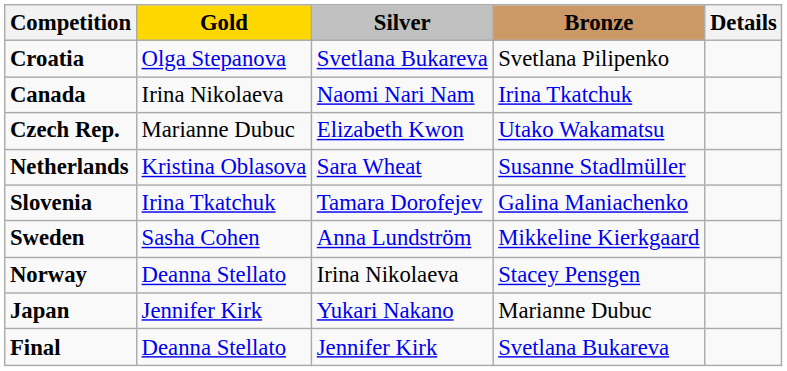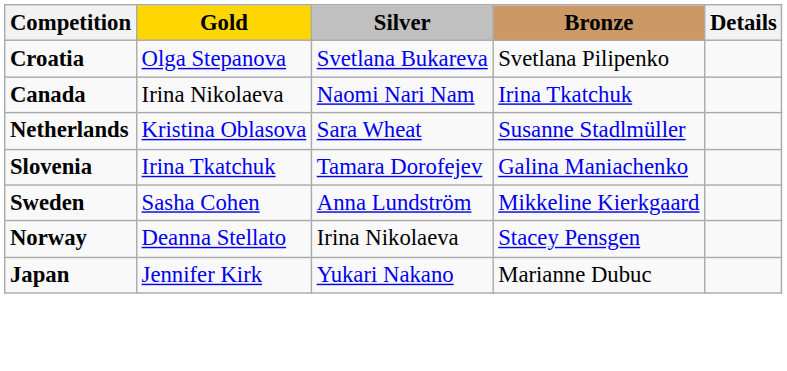- row: (65, 130)
- row: (35, 346)
